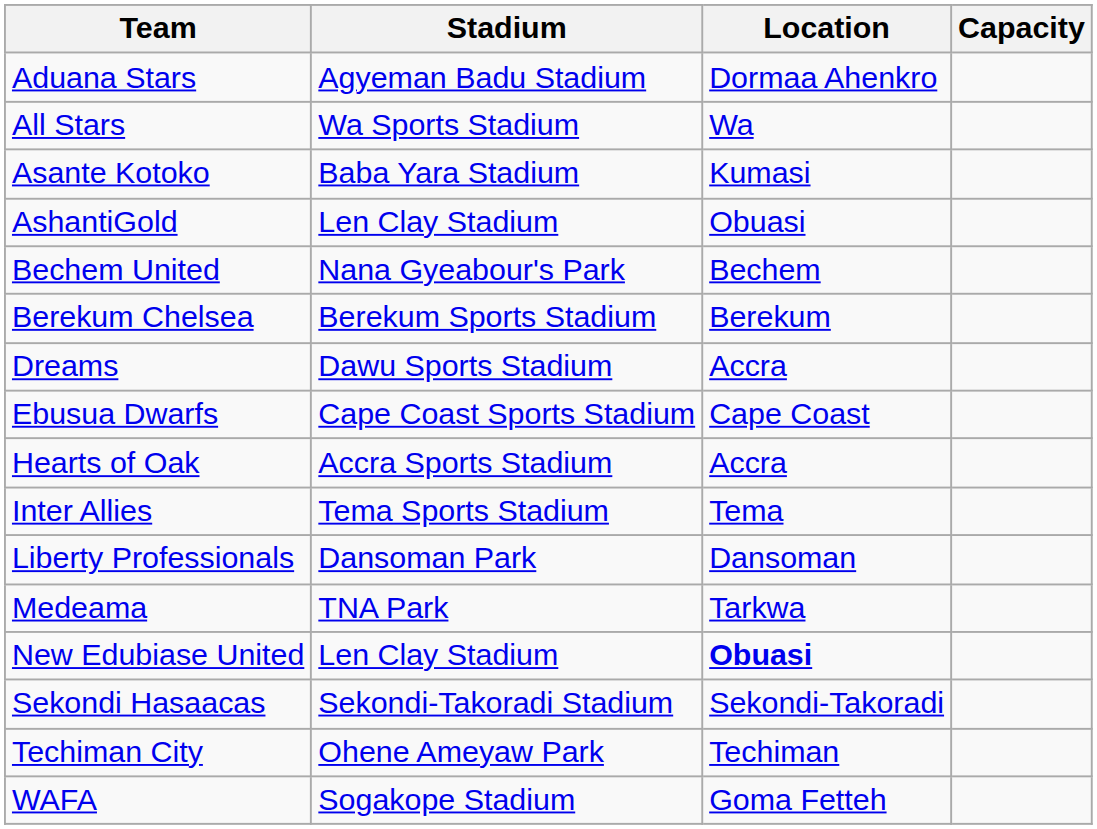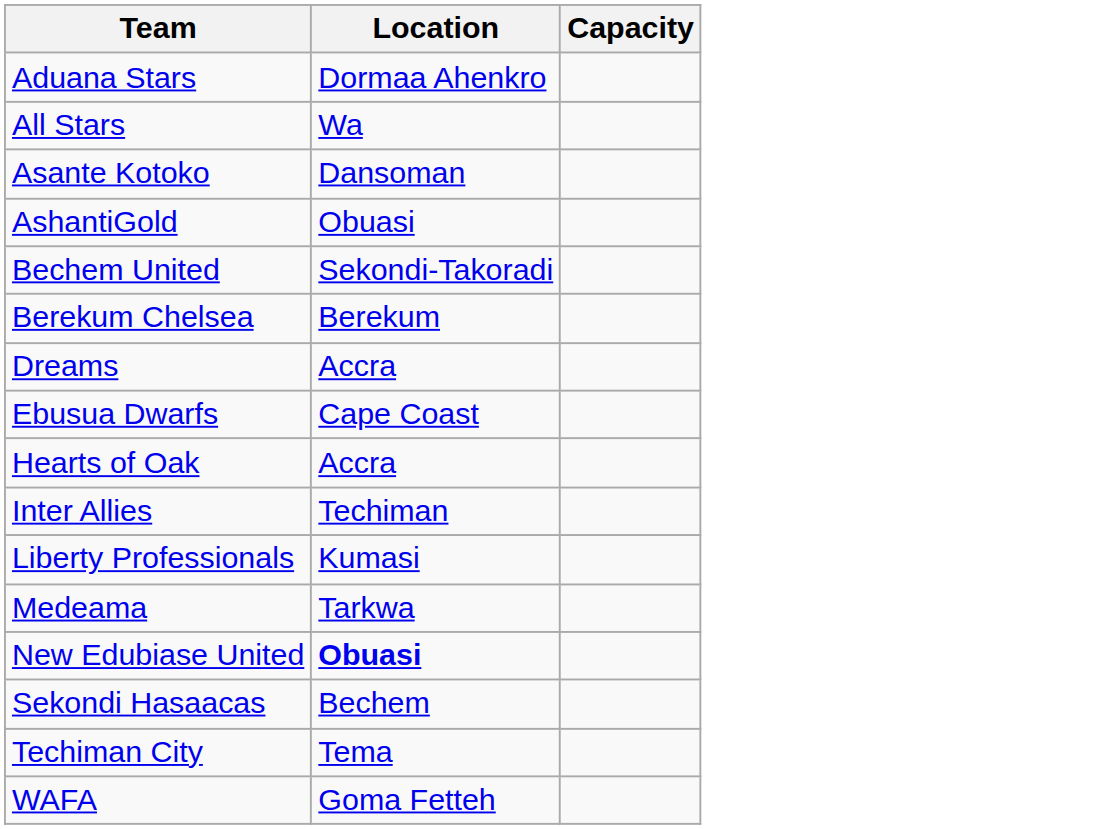- column: (507, 28)
(760, 173) Kumasi -> (392, 173) Dansoman
(765, 269) Bechem -> (436, 269) Sekondi-Takoradi
(746, 510) Tema -> (383, 510) Techiman
(783, 558) Dansoman -> (369, 558) Kumasi
(827, 703) Sekondi-Takoradi -> (374, 703) Bechem
(774, 751) Techiman -> (355, 751) Tema
